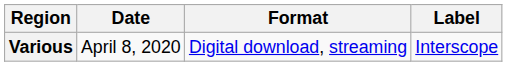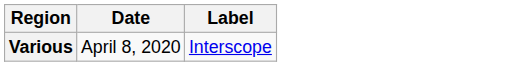- column: (298, 18)
